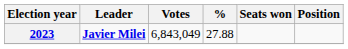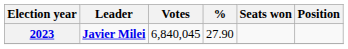(176, 33) 6,843,049 -> (176, 33) 6,840,045
(220, 33) 27.88 -> (220, 33) 27.90
